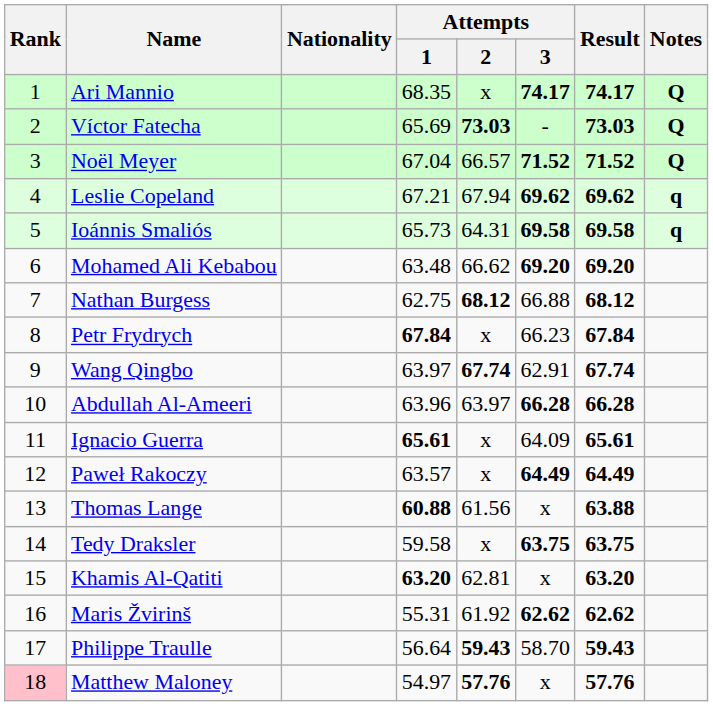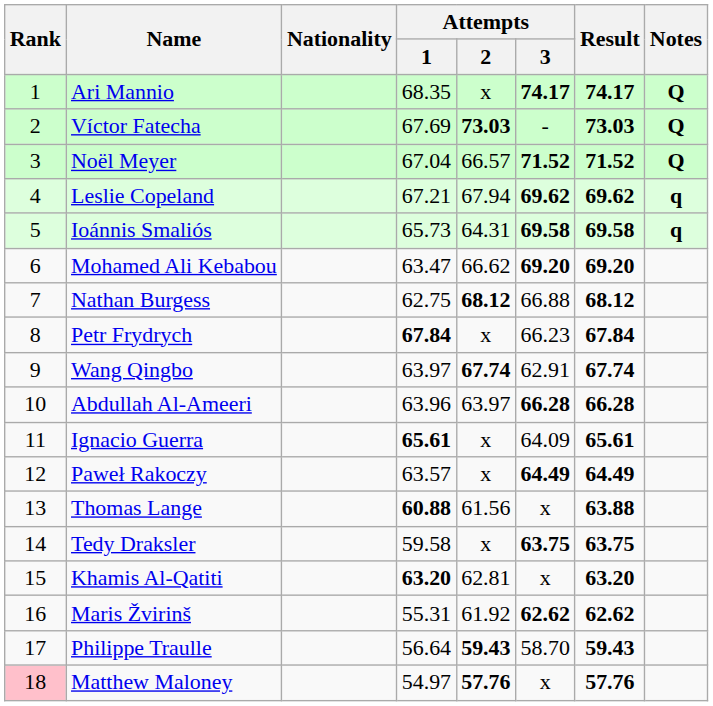(426, 126) 65.69 -> (426, 126) 67.69
(426, 265) 63.48 -> (426, 265) 63.47
